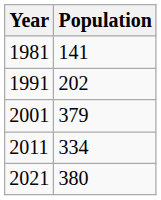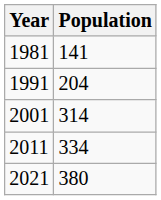(73, 83) 202 -> (73, 83) 204
(73, 115) 379 -> (73, 115) 314
